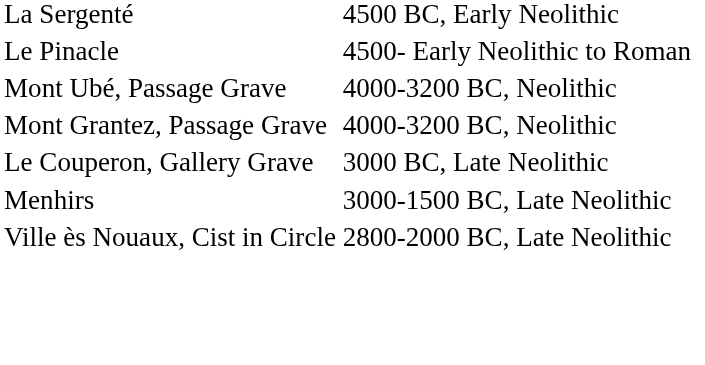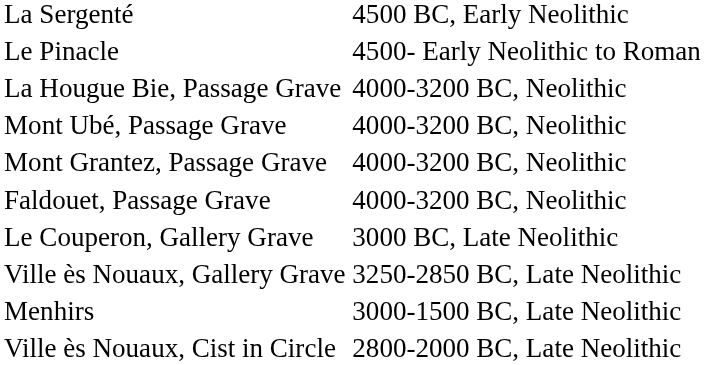+ row: (173, 88)
+ row: (137, 199)
+ row: (175, 274)
